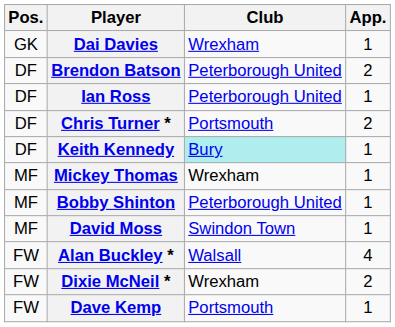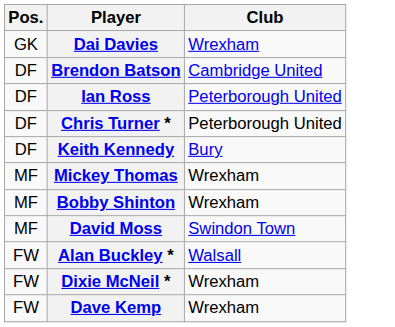- column: (368, 17)
(265, 70) Peterborough United -> (255, 70) Cambridge United
(231, 123) Portsmouth -> (265, 123) Peterborough United
(205, 149) paleturquoise background -> (205, 149) no background
(265, 202) Peterborough United -> (224, 202) Wrexham
(231, 307) Portsmouth -> (224, 307) Wrexham
